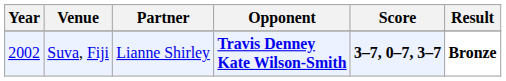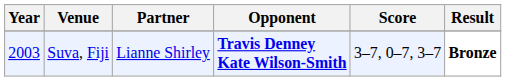(24, 53) 2002 -> (24, 53) 2003
(398, 53) bold -> (398, 53) normal
